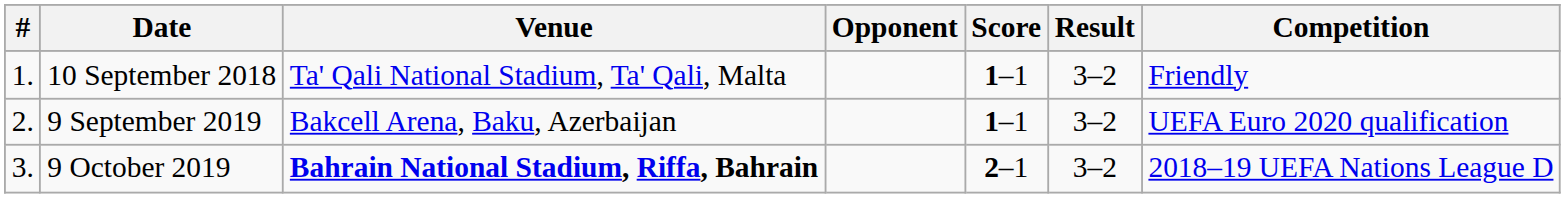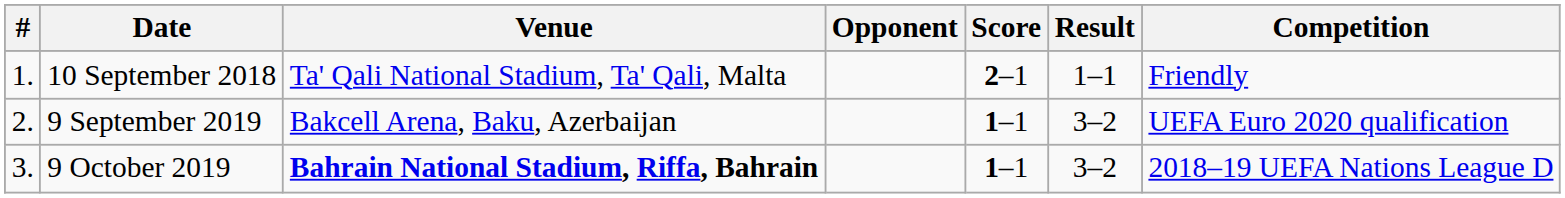(1006, 74) 1–1 -> (1006, 74) 2–1
(1095, 74) 3–2 -> (1095, 74) 1–1
(1006, 167) 2–1 -> (1006, 167) 1–1
